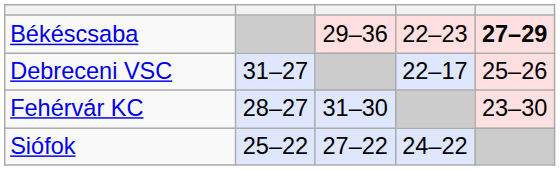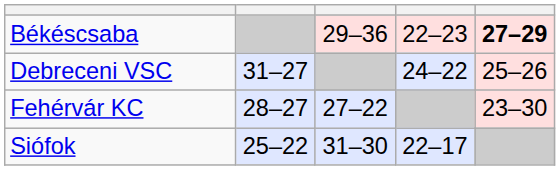(435, 71) 22–17 -> (435, 71) 24–22
(355, 108) 31–30 -> (355, 108) 27–22
(355, 145) 27–22 -> (355, 145) 31–30
(435, 145) 24–22 -> (435, 145) 22–17
